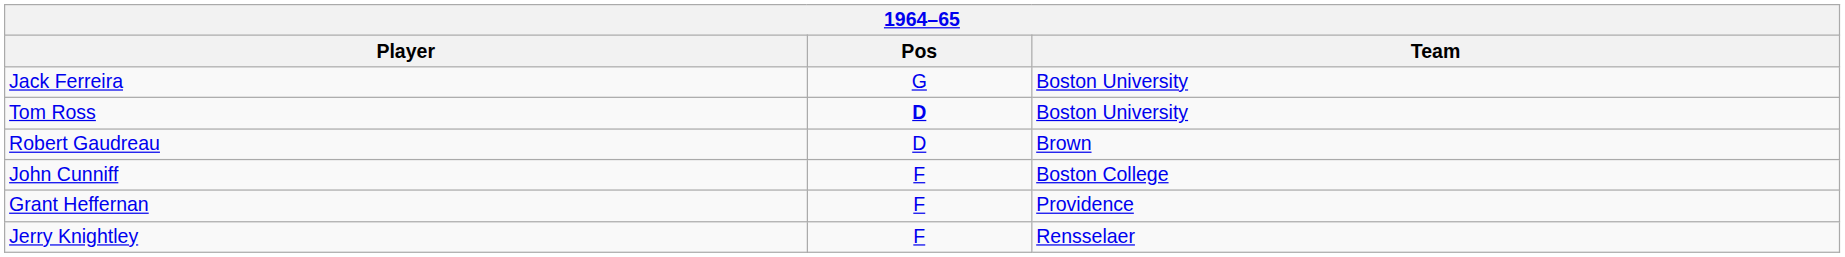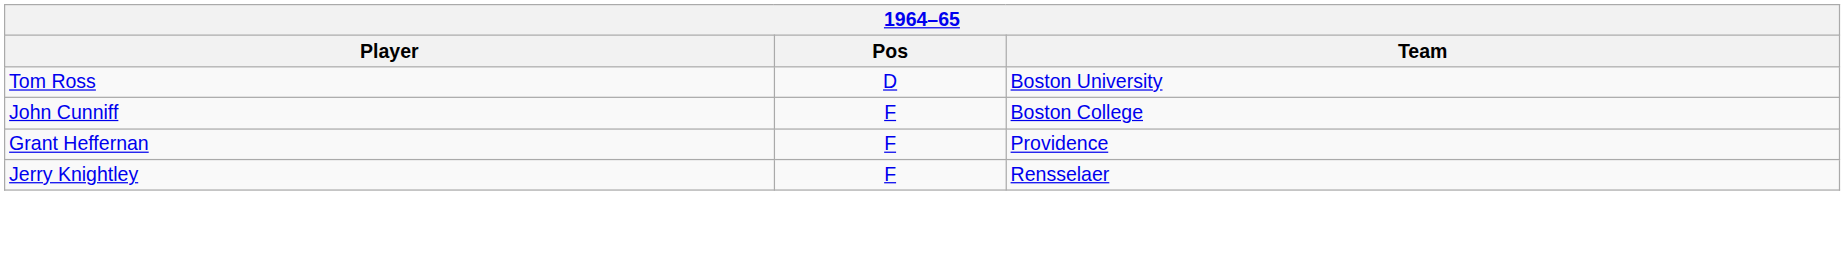- row: (66, 81)
(919, 112) bold -> (890, 81) normal
- row: (85, 143)
